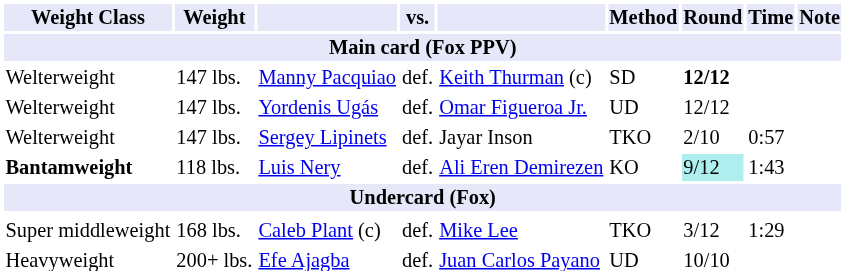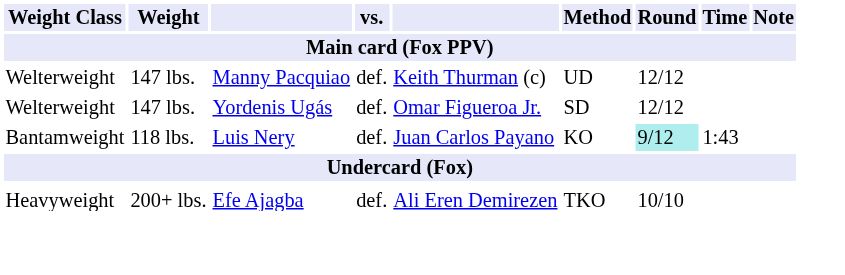(622, 77) SD -> (578, 77) UD
(707, 77) bold -> (661, 77) normal
(624, 107) UD -> (577, 107) SD
- row: (322, 137)
(69, 167) bold -> (65, 137) normal
(521, 167) Ali Eren Demirezen -> (474, 137) Juan Carlos Payano
- row: (320, 230)
(520, 260) Juan Carlos Payano -> (475, 200) Ali Eren Demirezen
(624, 260) UD -> (584, 200) TKO
